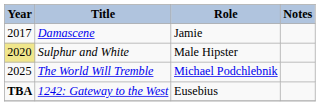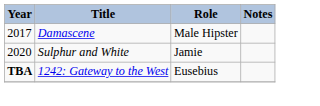(188, 33) Jamie -> (206, 33) Male Hipster
(19, 52) khaki background -> (19, 52) no background
(206, 52) Male Hipster -> (188, 52) Jamie
- row: (96, 71)
